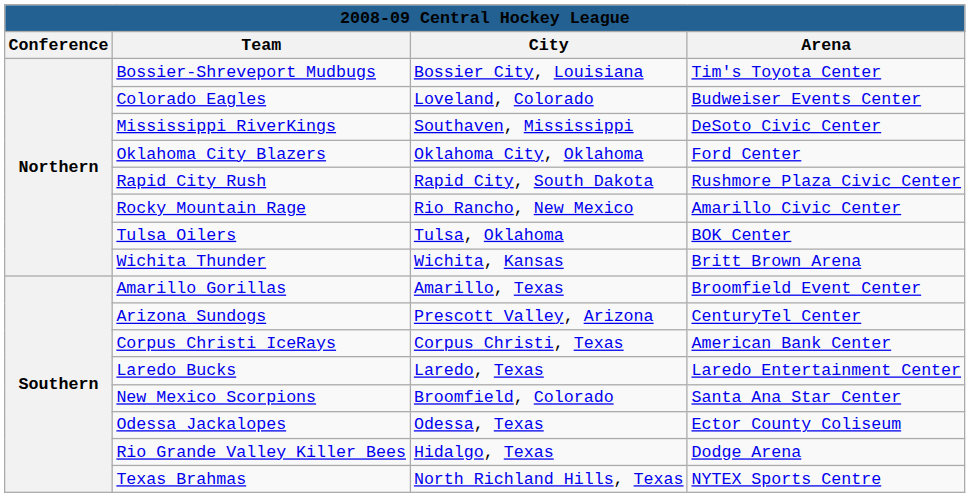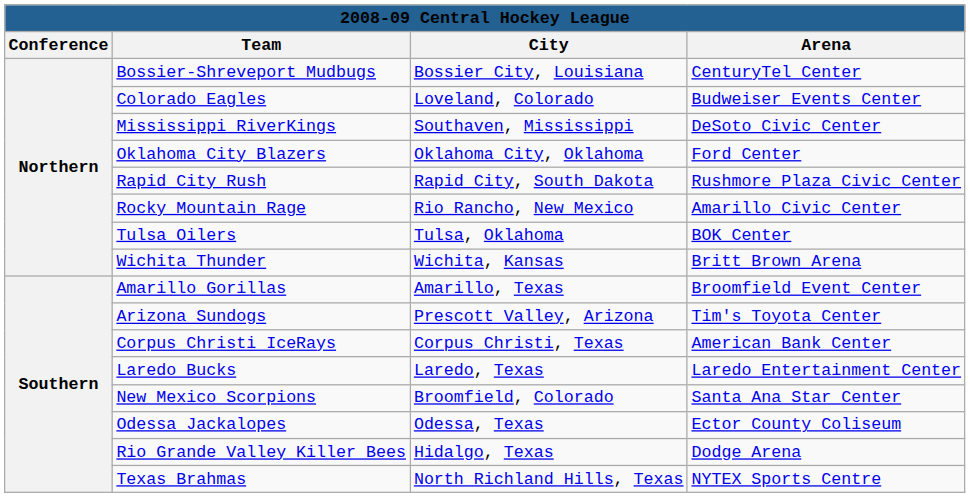(786, 72) Tim's Toyota Center -> (776, 72) CenturyTel Center
(776, 317) CenturyTel Center -> (786, 317) Tim's Toyota Center
